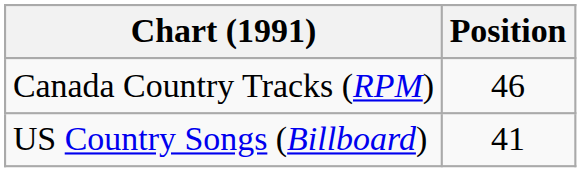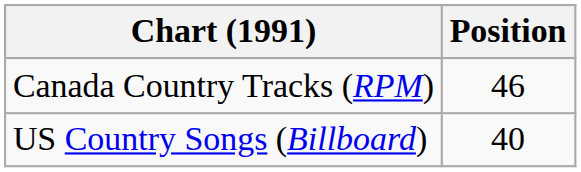(508, 138) 41 -> (508, 138) 40
